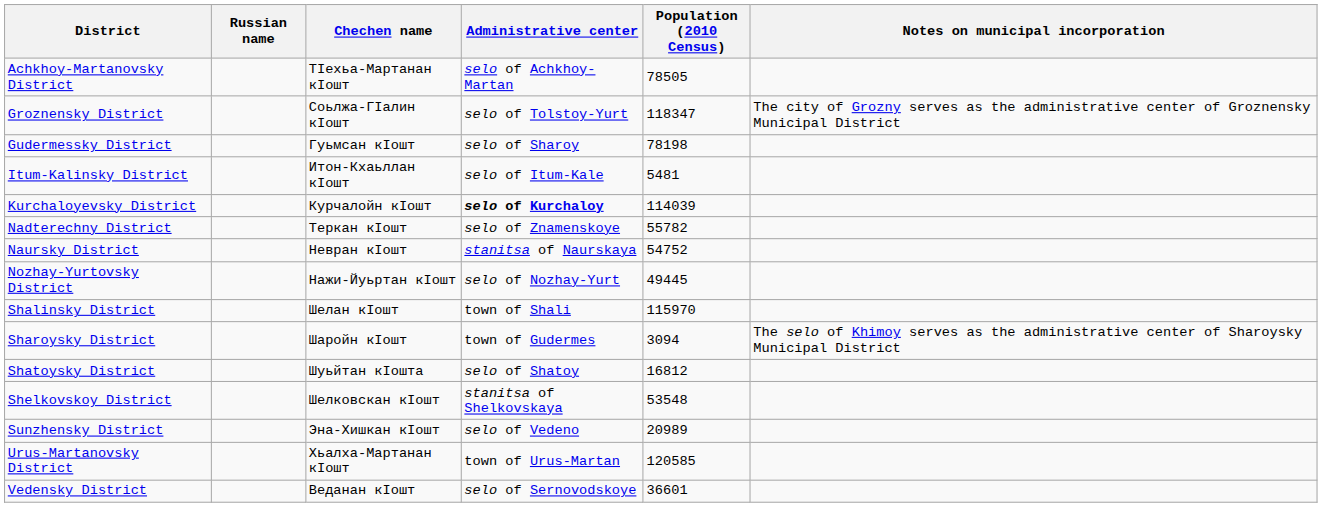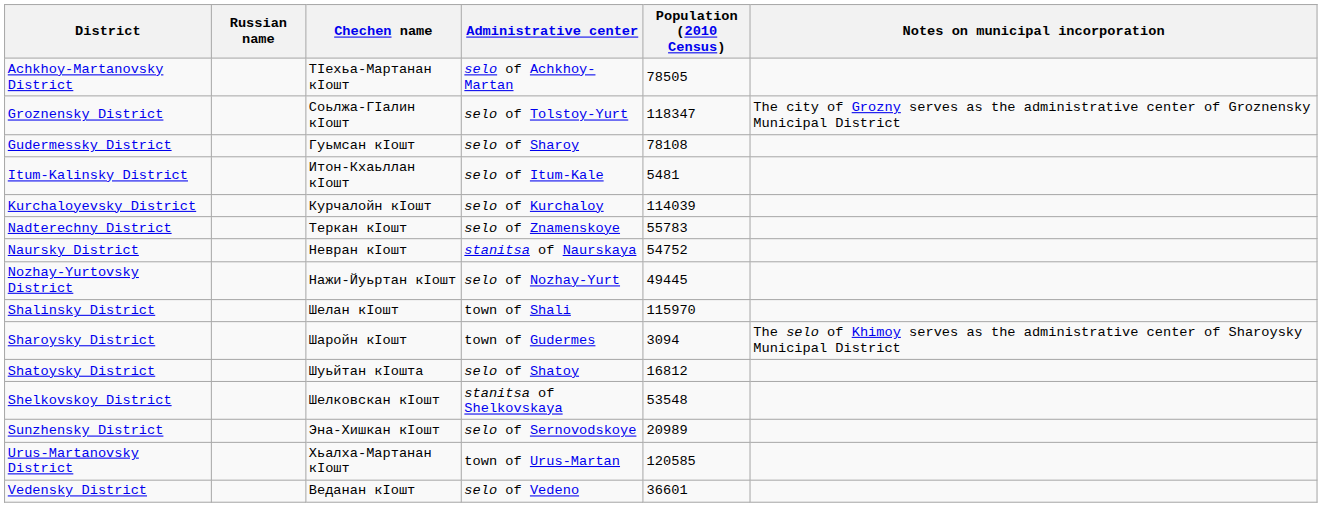(667, 145) 78198 -> (667, 145) 78108
(534, 206) bold -> (534, 206) normal
(667, 228) 55782 -> (667, 228) 55783
(522, 431) selo of Vedeno -> (550, 431) selo of Sernovodskoye
(550, 491) selo of Sernovodskoye -> (522, 491) selo of Vedeno
